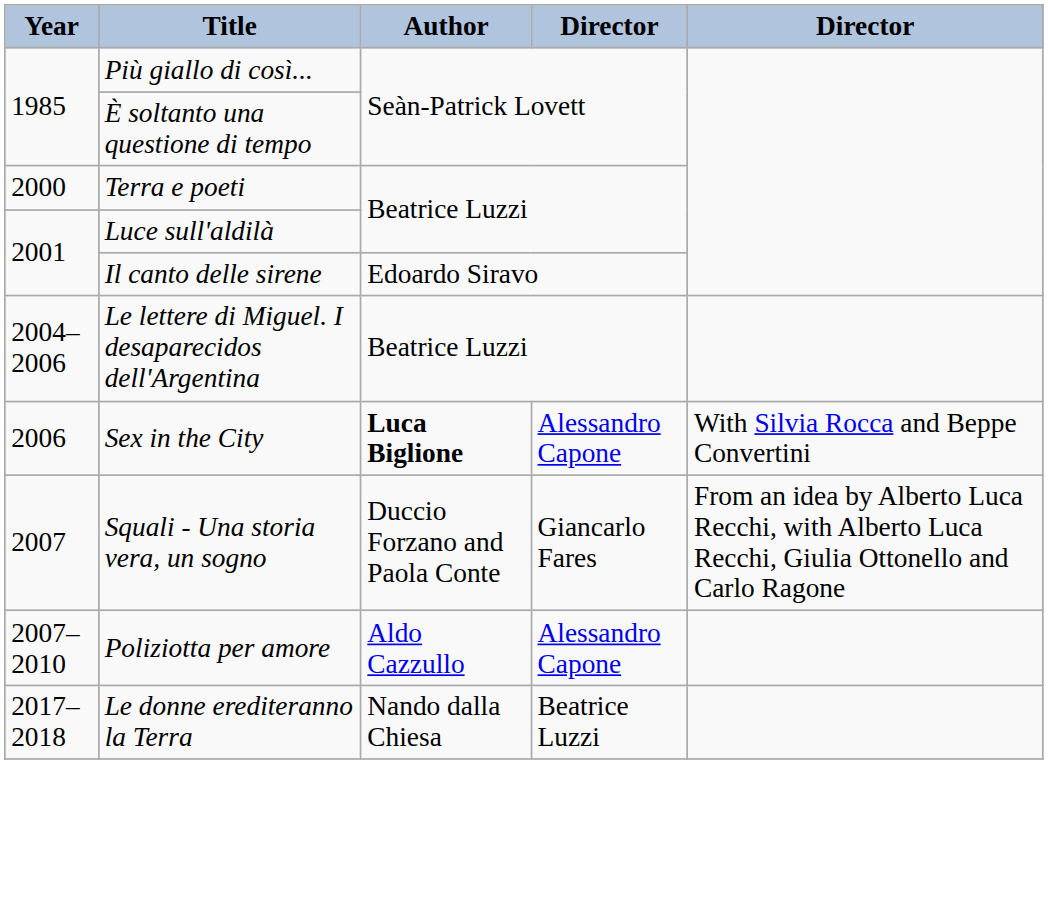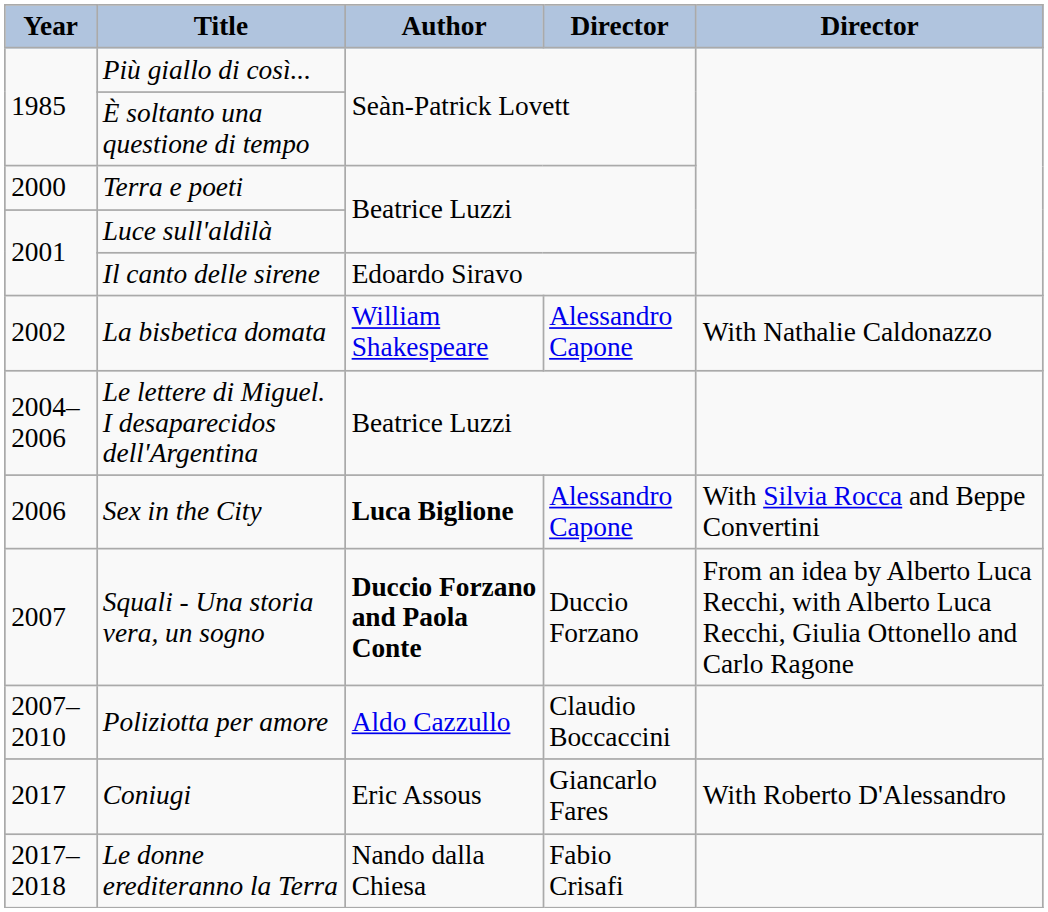+ row: (215, 332)
(435, 542) normal -> (444, 616) bold
(592, 542) Giancarlo Fares -> (594, 616) Duccio Forzano
(599, 647) Alessandro Capone -> (610, 721) Claudio Boccaccini
+ row: (147, 795)
(583, 721) Beatrice Luzzi -> (586, 870) Fabio Crisafi
